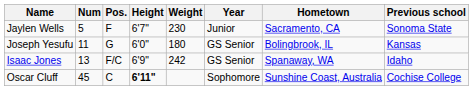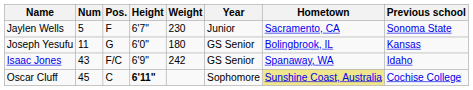(84, 61) 13 -> (84, 61) 43
(323, 77) no background -> (323, 77) khaki background
